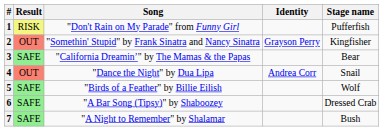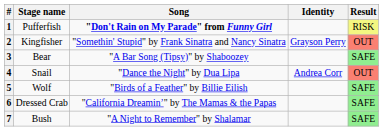columns swapped: (350, 12) <-> (29, 12)
(153, 27) normal -> (179, 27) bold
(153, 57) "California Dreamin’" by The Mamas & the Papas -> (179, 57) "A Bar Song (Tipsy)" by Shaboozey
(153, 103) "A Bar Song (Tipsy)" by Shaboozey -> (179, 103) "California Dreamin’" by The Mamas & the Papas
